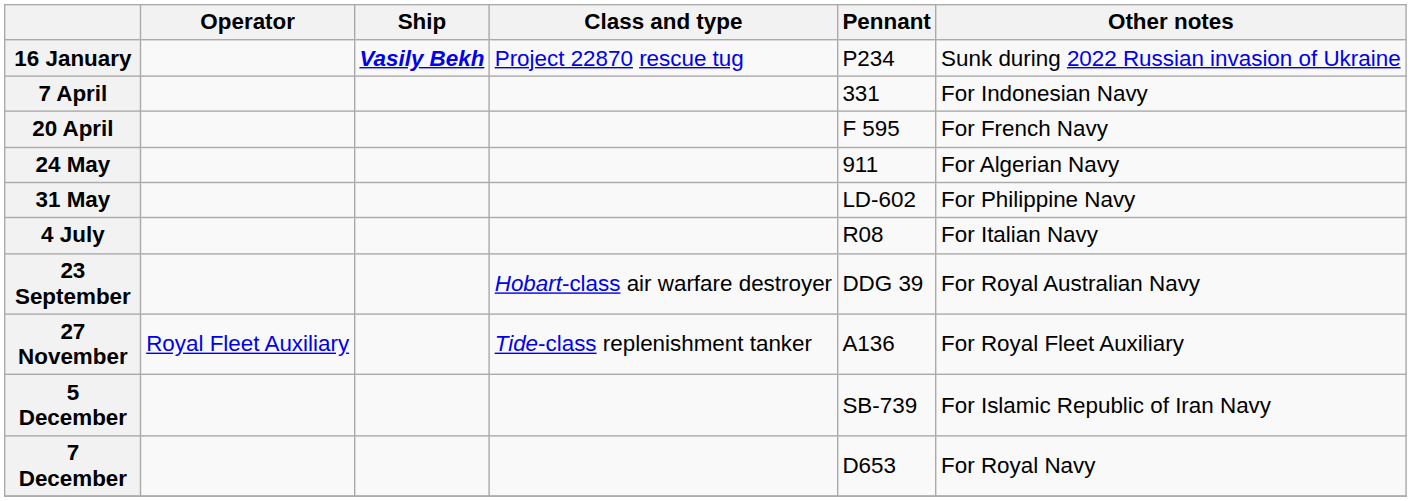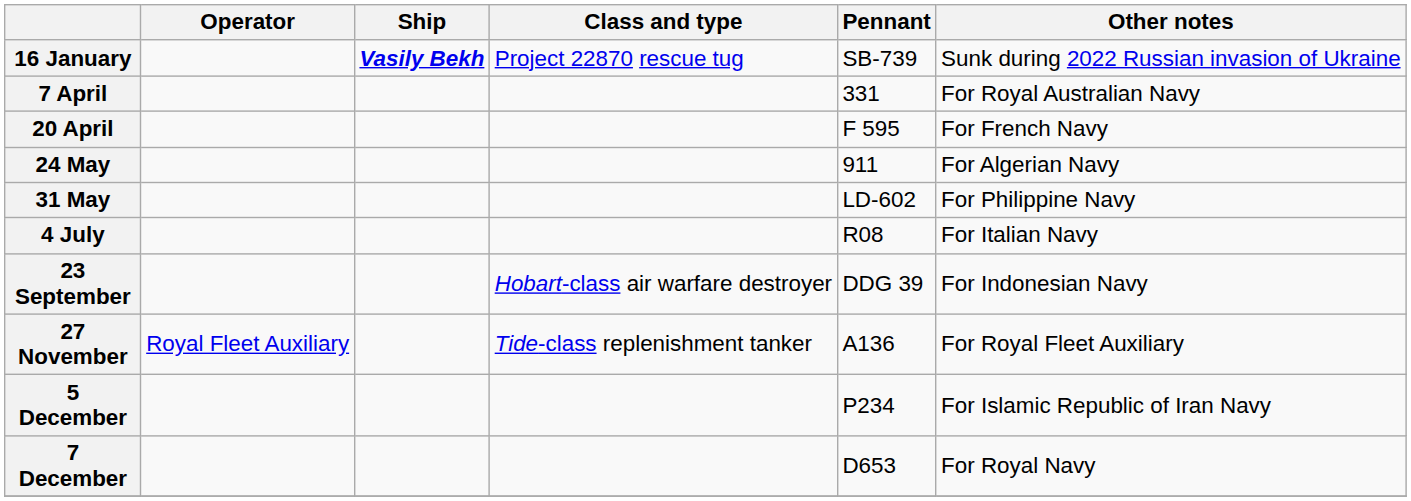(869, 57) P234 -> (880, 57) SB-739
(1044, 93) For Indonesian Navy -> (1071, 93) For Royal Australian Navy
(1071, 283) For Royal Australian Navy -> (1044, 283) For Indonesian Navy
(880, 404) SB-739 -> (869, 404) P234
